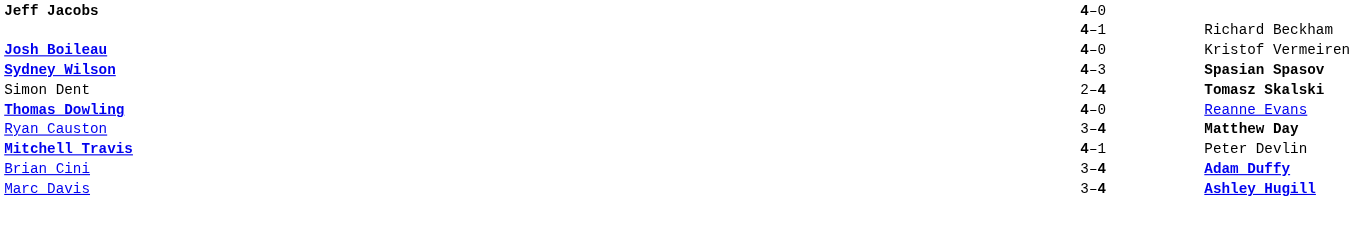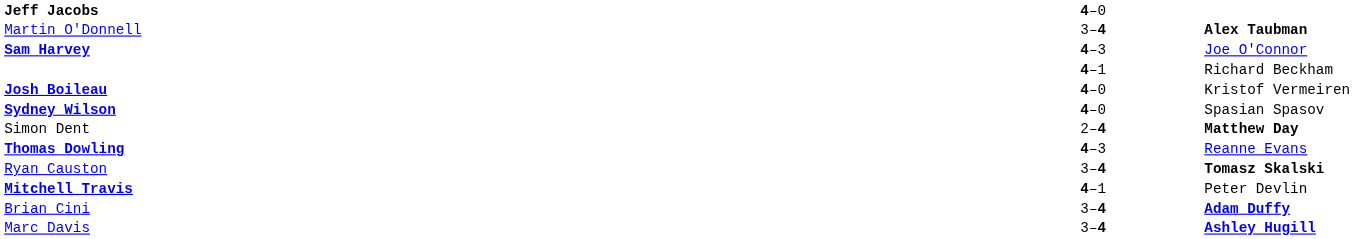+ row: (73, 31)
+ row: (47, 50)
(1093, 70) 4–3 -> (1093, 110) 4–0
(1264, 70) bold -> (1264, 110) normal
(1264, 90) Tomasz Skalski -> (1252, 130) Matthew Day
(1093, 110) 4–0 -> (1093, 149) 4–3
(1252, 130) Matthew Day -> (1264, 169) Tomasz Skalski
